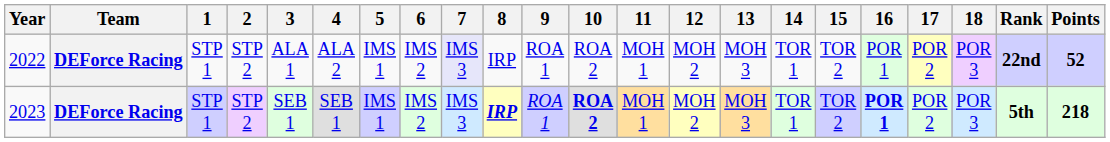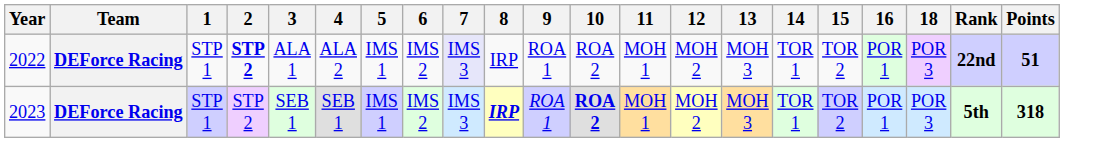- column: (930, 19)
(247, 59) normal -> (248, 59) bold
(1076, 59) 52 -> (1030, 59) 51
(884, 111) bold -> (885, 111) normal
(1076, 111) 218 -> (1030, 111) 318
